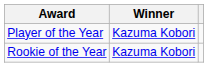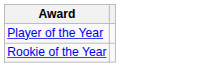- column: (154, 14)
